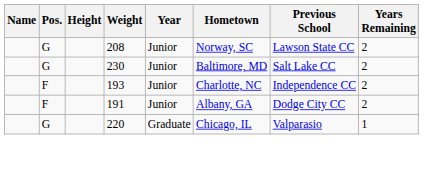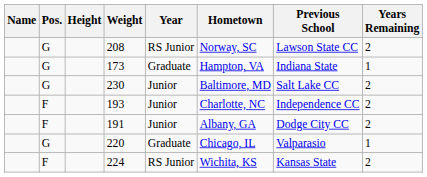(162, 47) Junior -> (171, 47) RS Junior
+ row: (116, 66)
+ row: (116, 162)
